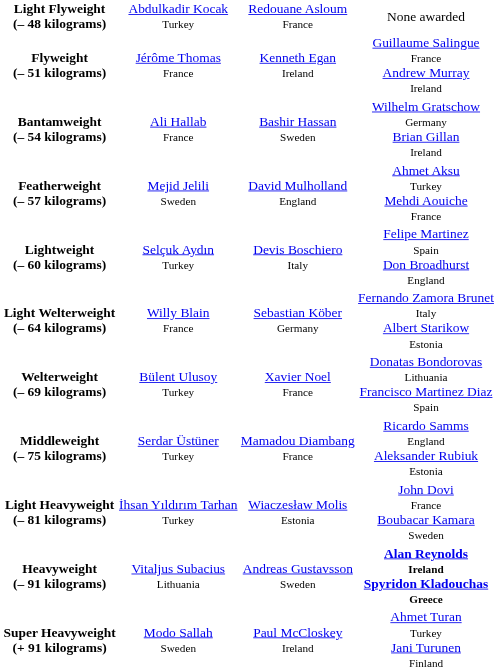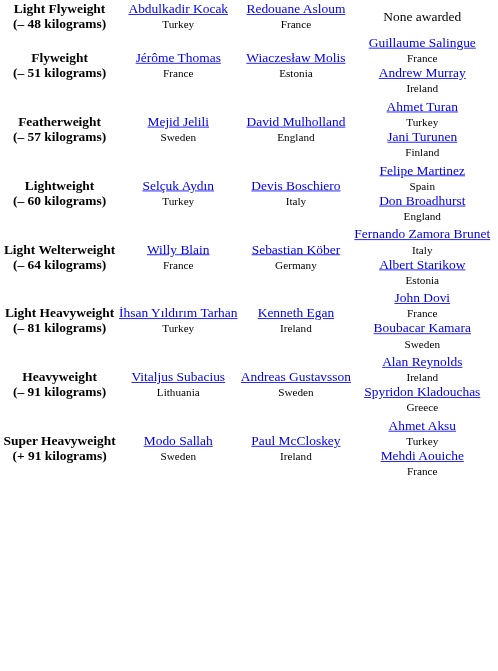(298, 65) Kenneth Egan Ireland -> (296, 65) Wiaczesław Molis Estonia
- row: (60, 129)
(426, 193) Ahmet Aksu Turkey Mehdi Aouiche France -> (422, 129) Ahmet Turan Turkey Jani Turunen Finland
- row: (60, 384)
- row: (60, 448)
(298, 512) Wiaczesław Molis Estonia -> (296, 320) Kenneth Egan Ireland
(426, 576) bold -> (422, 384) normal
(426, 640) Ahmet Turan Turkey Jani Turunen Finland -> (422, 448) Ahmet Aksu Turkey Mehdi Aouiche France
